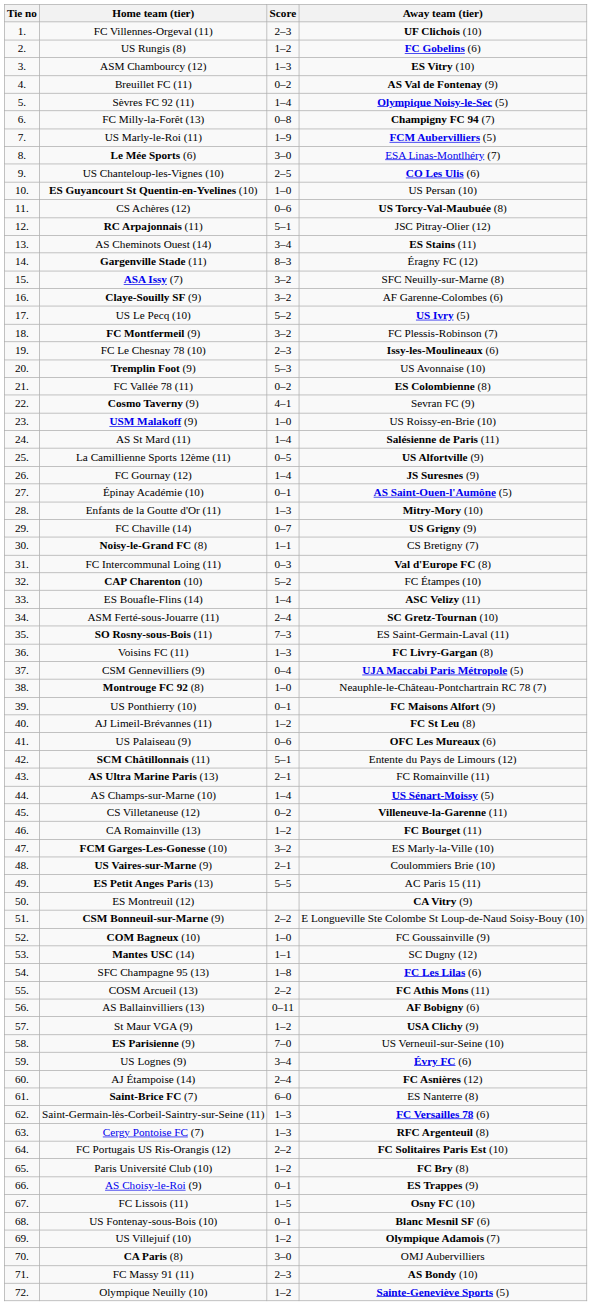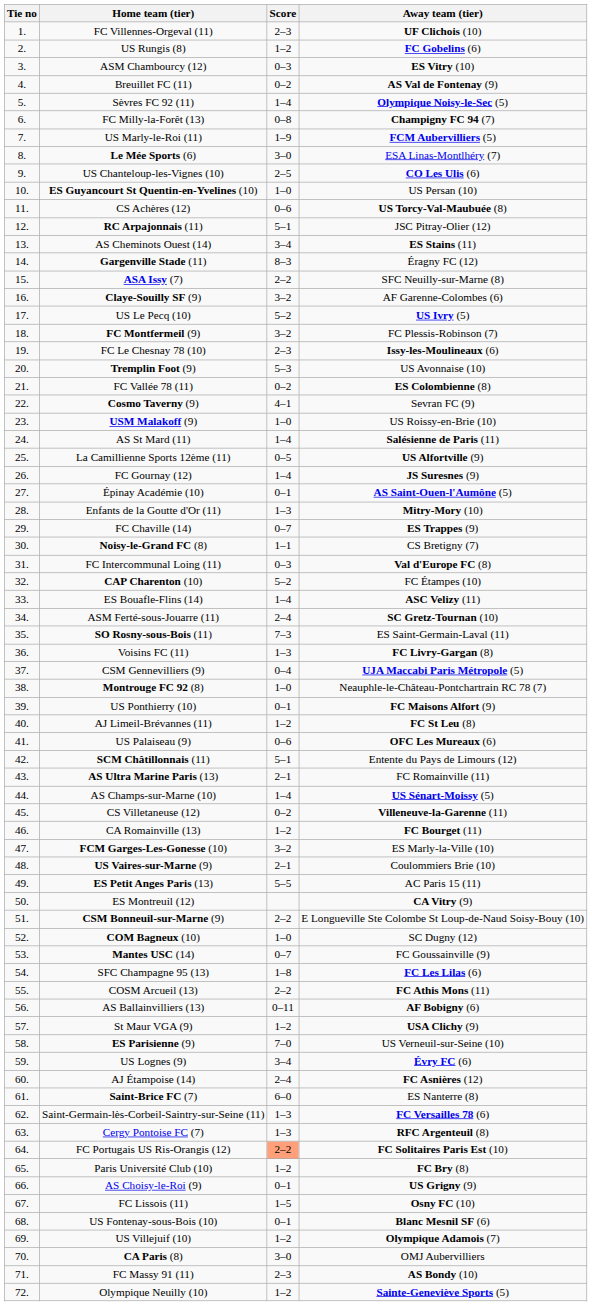(283, 66) 1–3 -> (283, 66) 0–3
(283, 279) 3–2 -> (283, 279) 2–2
(443, 528) US Grigny (9) -> (443, 528) ES Trappes (9)
(443, 937) FC Goussainville (9) -> (443, 937) SC Dugny (12)
(283, 954) 1–1 -> (283, 954) 0–7
(443, 954) SC Dugny (12) -> (443, 954) FC Goussainville (9)
(283, 1150) no background -> (283, 1150) lightsalmon background
(443, 1185) ES Trappes (9) -> (443, 1185) US Grigny (9)
